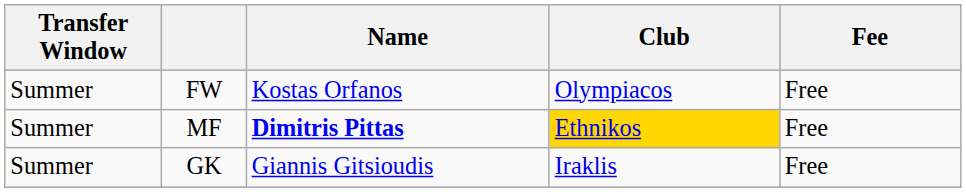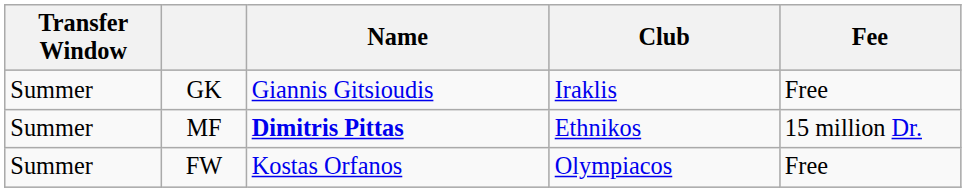rows swapped: (204, 166) <-> (204, 89)
(598, 128) gold background -> (598, 128) no background
(806, 128) Free -> (853, 128) 15 million Dr.
